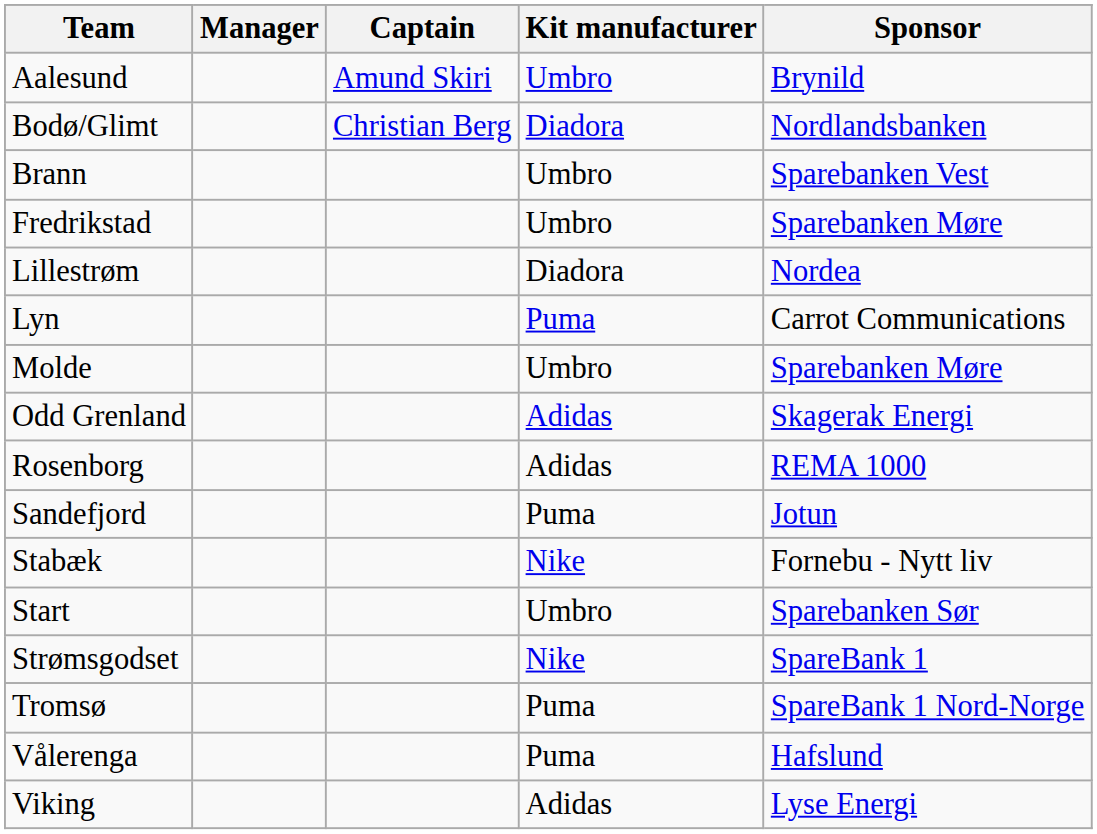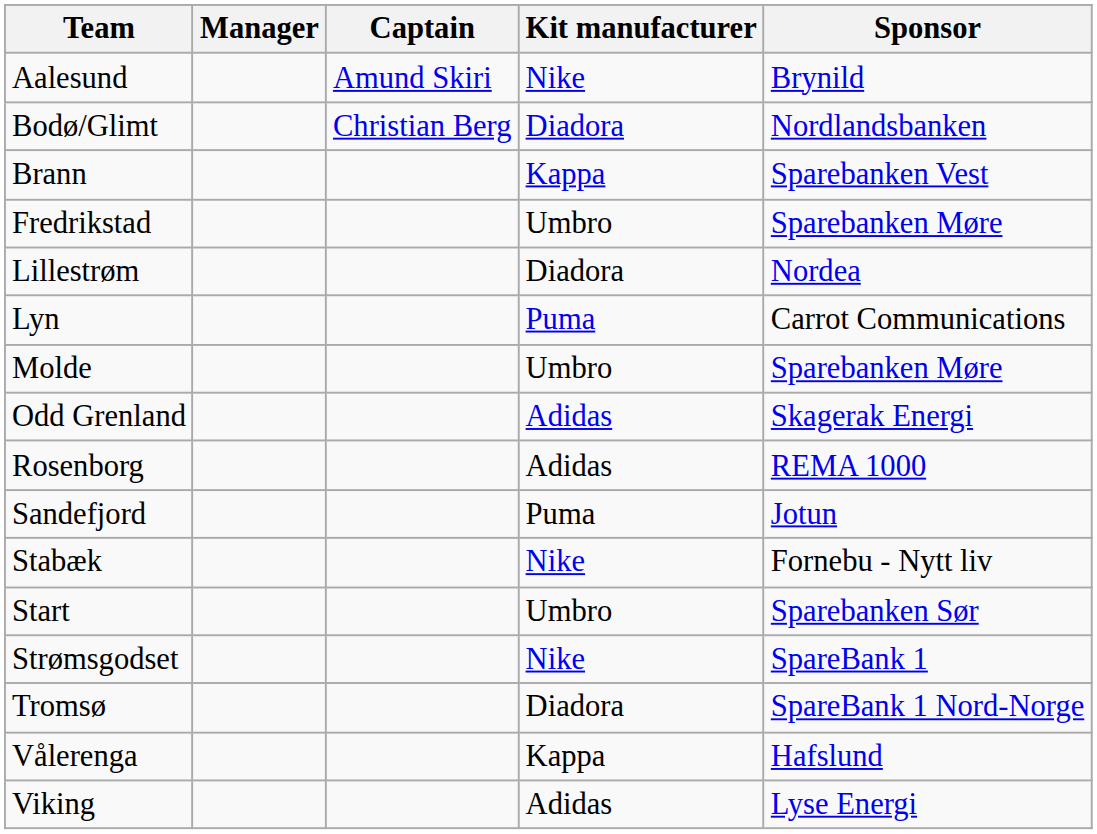(569, 77) Umbro -> (555, 77) Nike
(569, 174) Umbro -> (565, 174) Kappa
(560, 707) Puma -> (575, 707) Diadora
(560, 755) Puma -> (565, 755) Kappa
